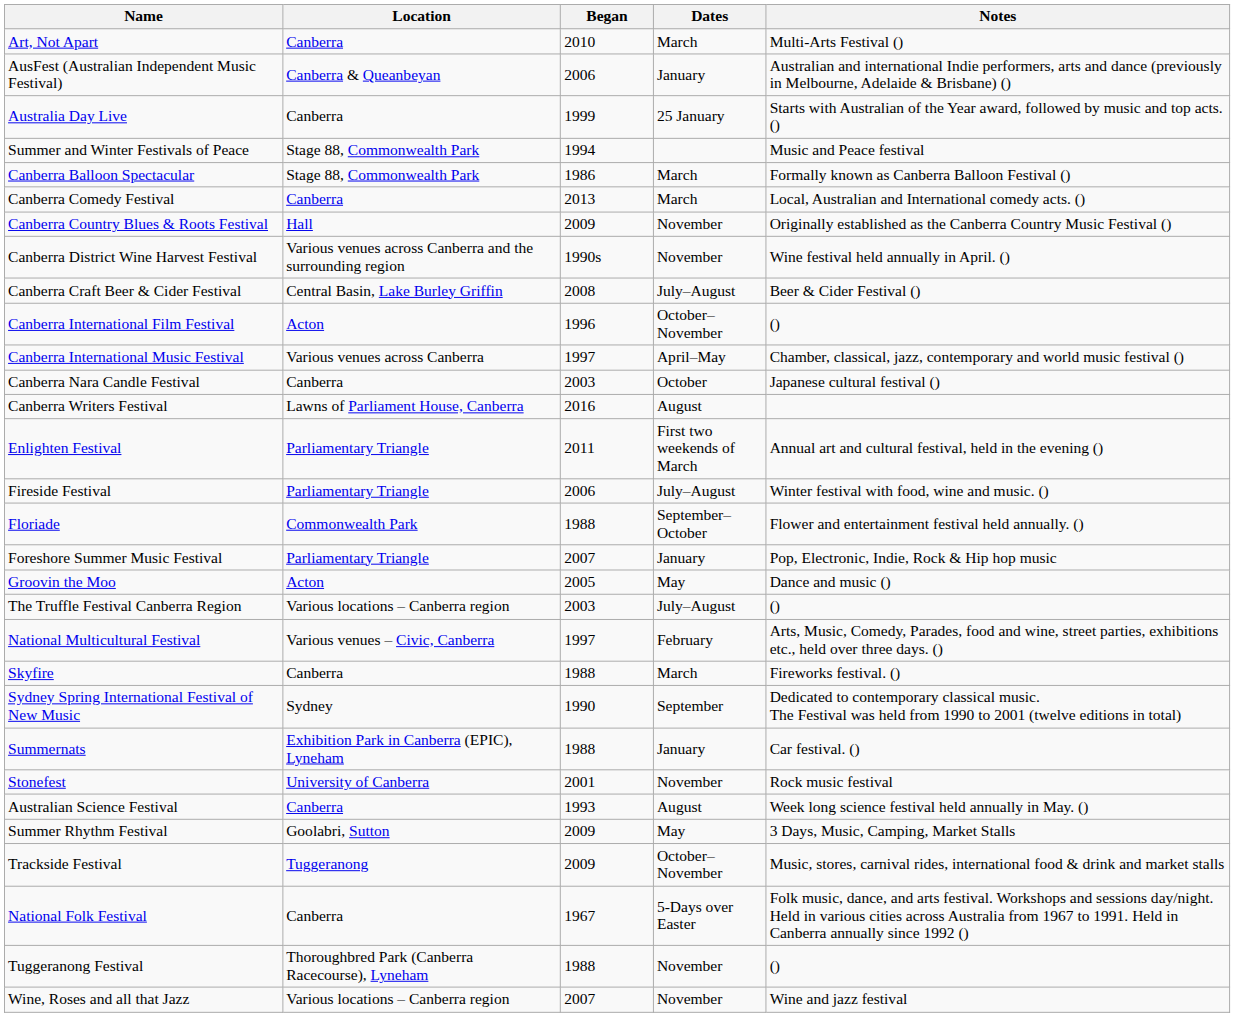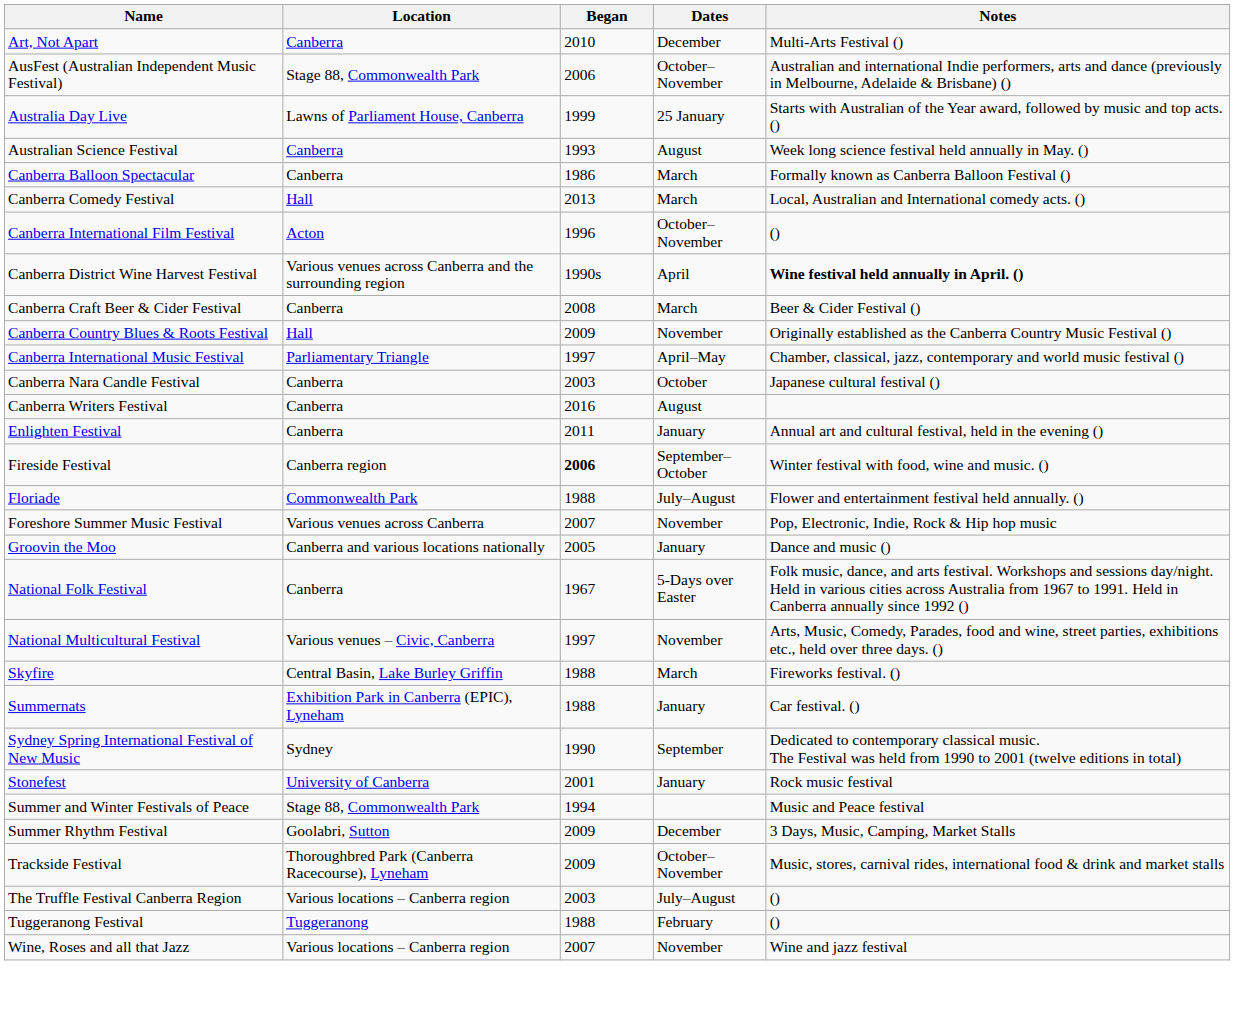(677, 41) March -> (689, 41) December
(363, 74) Canberra & Queanbeyan -> (383, 74) Stage 88, Commonwealth Park
(681, 74) January -> (690, 74) October–November
(315, 116) Canberra -> (405, 116) Lawns of Parliament House, Canberra
rows swapped: (93, 806) <-> (129, 150)
(383, 174) Stage 88, Commonwealth Park -> (315, 174) Canberra
(315, 199) Canberra -> (300, 199) Hall
rows swapped: (138, 224) <-> (121, 324)
(690, 257) November -> (673, 274) April
(890, 257) normal -> (896, 274) bold
(394, 290) Central Basin, Lake Burley Griffin -> (315, 308) Canberra
(696, 290) July–August -> (677, 308) March
(385, 357) Various venues across Canberra -> (357, 357) Parliamentary Triangle
(405, 406) Lawns of Parliament House, Canberra -> (315, 406) Canberra
(357, 448) Parliamentary Triangle -> (315, 431) Canberra
(696, 448) First two weekends of March -> (681, 431) January
(357, 490) Parliamentary Triangle -> (336, 464) Canberra region
(580, 490) normal -> (580, 464) bold
(696, 490) July–August -> (694, 464) September–October
(694, 524) September–October -> (696, 497) July–August
(357, 557) Parliamentary Triangle -> (385, 522) Various venues across Canberra
(681, 557) January -> (690, 522) November
(305, 582) Acton -> (415, 547) Canberra and various locations nationally
(671, 582) May -> (681, 547) January
rows swapped: (77, 915) <-> (125, 606)
(685, 640) February -> (690, 640) November
(315, 673) Canberra -> (394, 673) Central Basin, Lake Burley Griffin
rows swapped: (130, 706) <-> (47, 748)
(690, 782) November -> (681, 782) January
(671, 831) May -> (689, 831) December
(327, 864) Tuggeranong -> (380, 864) Thoroughbred Park (Canberra Racecourse), Lyneham
(380, 966) Thoroughbred Park (Canberra Racecourse), Lyneham -> (327, 922) Tuggeranong
(690, 966) November -> (685, 922) February
